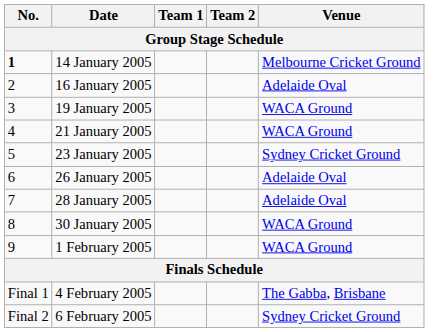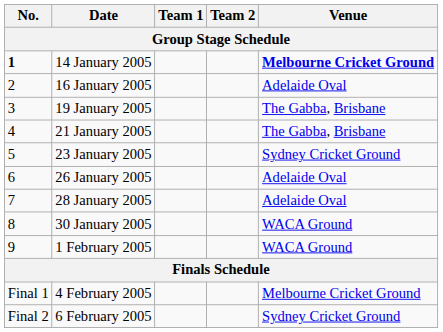(341, 62) normal -> (348, 62) bold
(307, 108) WACA Ground -> (324, 108) The Gabba, Brisbane
(307, 131) WACA Ground -> (324, 131) The Gabba, Brisbane
(324, 293) The Gabba, Brisbane -> (341, 293) Melbourne Cricket Ground
